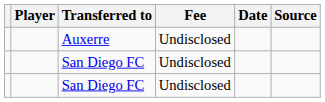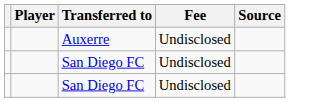- column: (253, 16)
